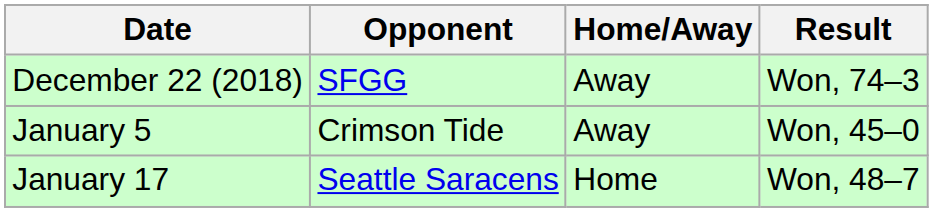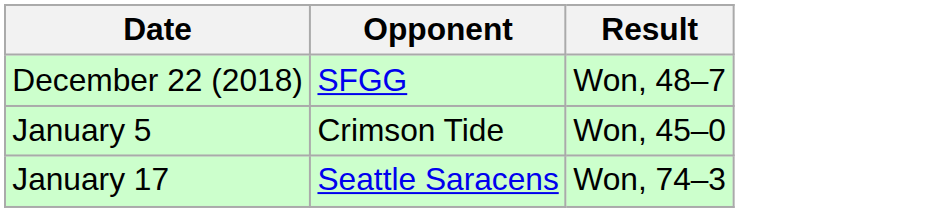- column: (663, 29)
(843, 79) Won, 74–3 -> (650, 79) Won, 48–7
(843, 180) Won, 48–7 -> (650, 180) Won, 74–3
